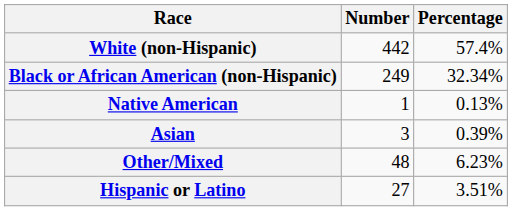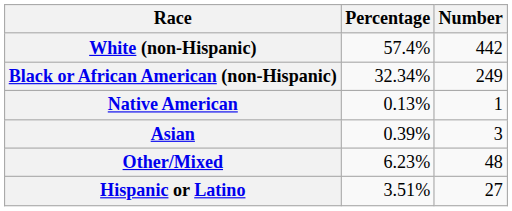columns swapped: (377, 18) <-> (460, 18)
